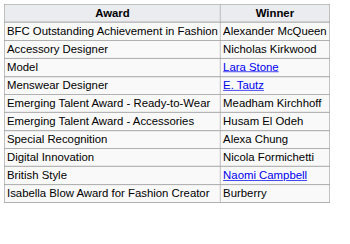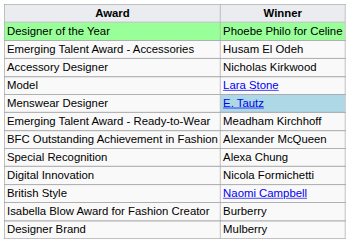+ row: (58, 31)
rows swapped: (112, 31) <-> (101, 121)
(244, 85) no background -> (244, 103) lightblue background
+ row: (46, 229)
